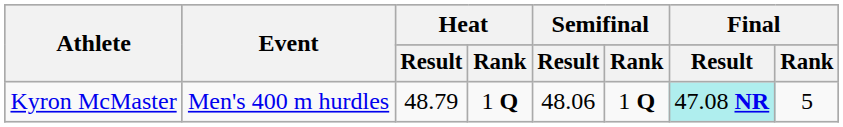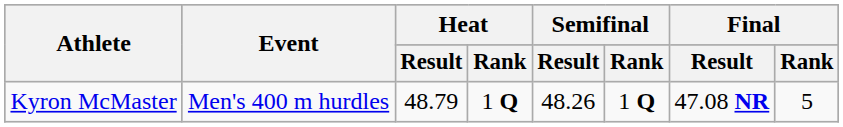(568, 101) 48.06 -> (568, 101) 48.26
(722, 101) paleturquoise background -> (722, 101) no background
